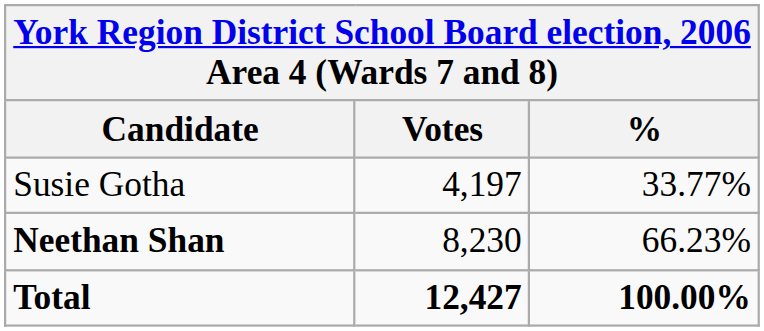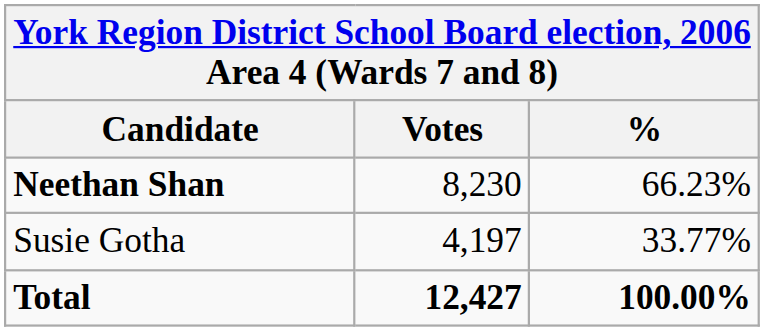rows swapped: (119, 240) <-> (99, 184)
